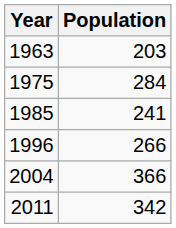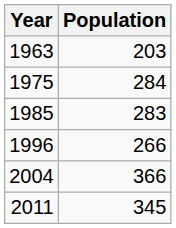(150, 113) 241 -> (150, 113) 283
(150, 207) 342 -> (150, 207) 345
